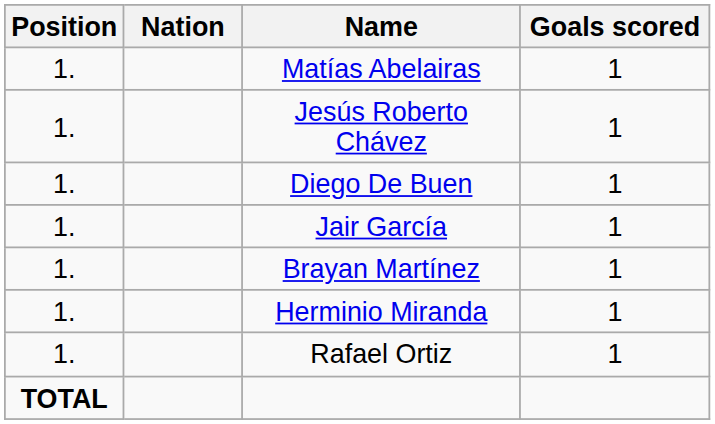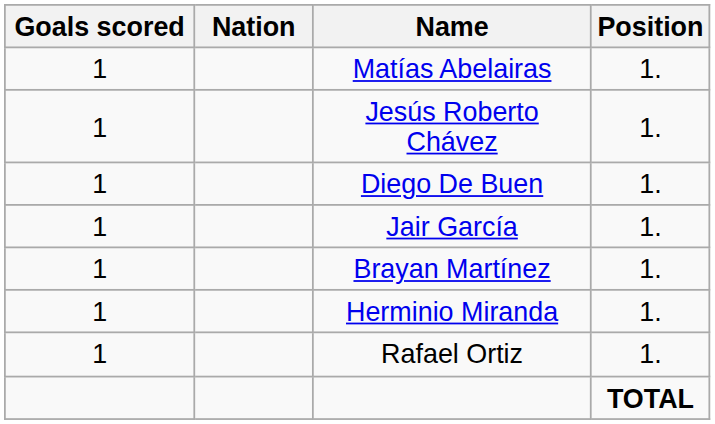columns swapped: (64, 26) <-> (615, 26)
